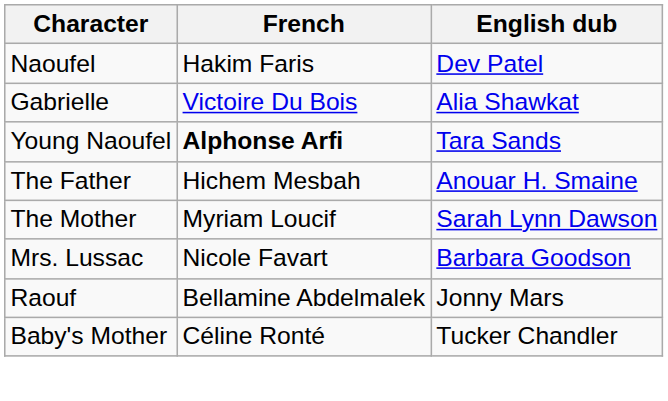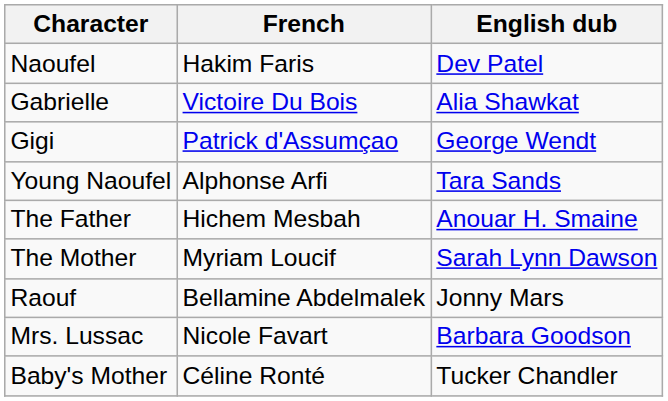+ row: (32, 141)
(263, 141) bold -> (255, 180) normal
rows swapped: (43, 297) <-> (77, 258)
